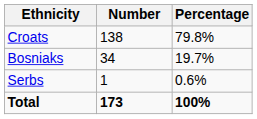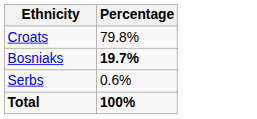- column: (134, 15)
(195, 59) normal -> (119, 59) bold
